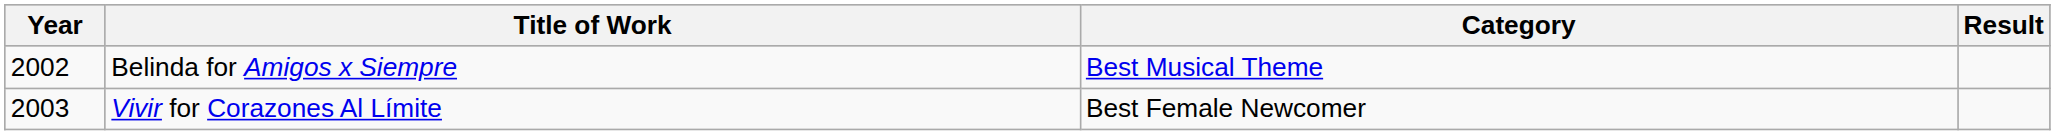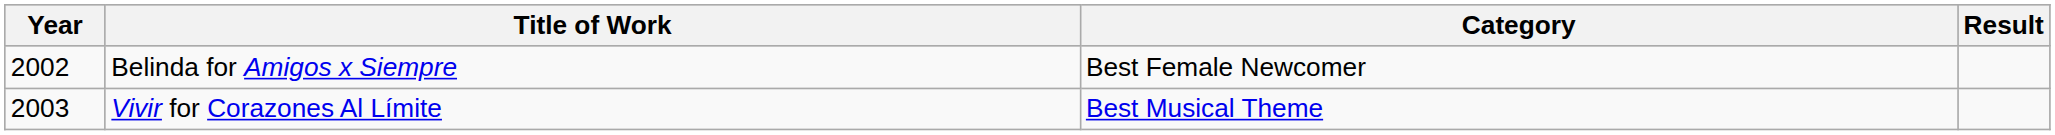(1205, 66) Best Musical Theme -> (1226, 66) Best Female Newcomer
(1226, 108) Best Female Newcomer -> (1205, 108) Best Musical Theme
